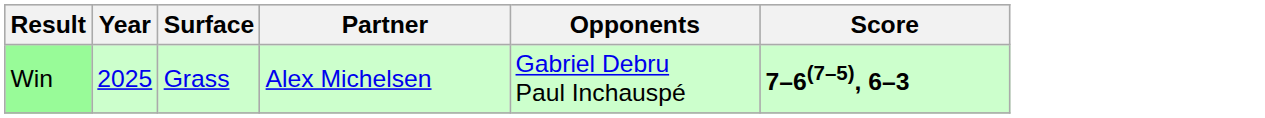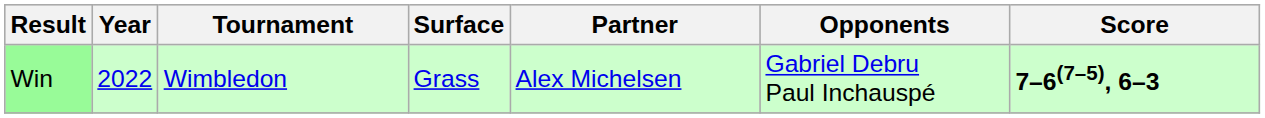+ column: (283, 24)
(125, 78) 2025 -> (125, 78) 2022
